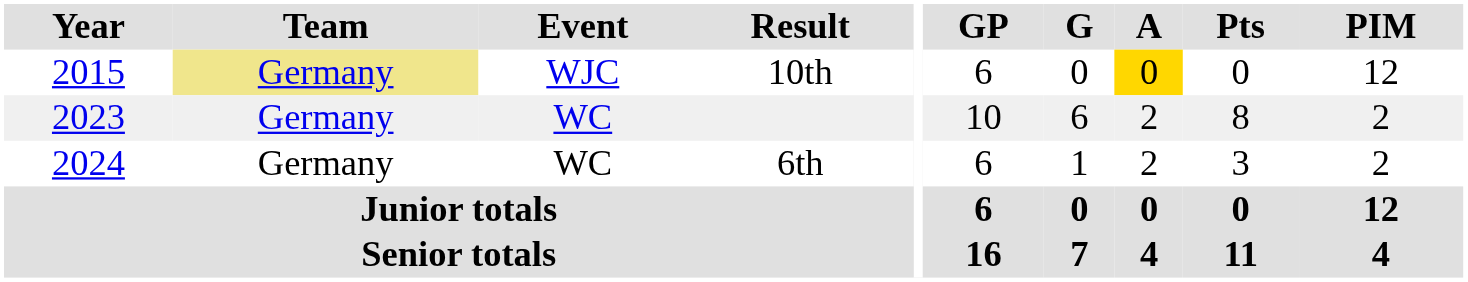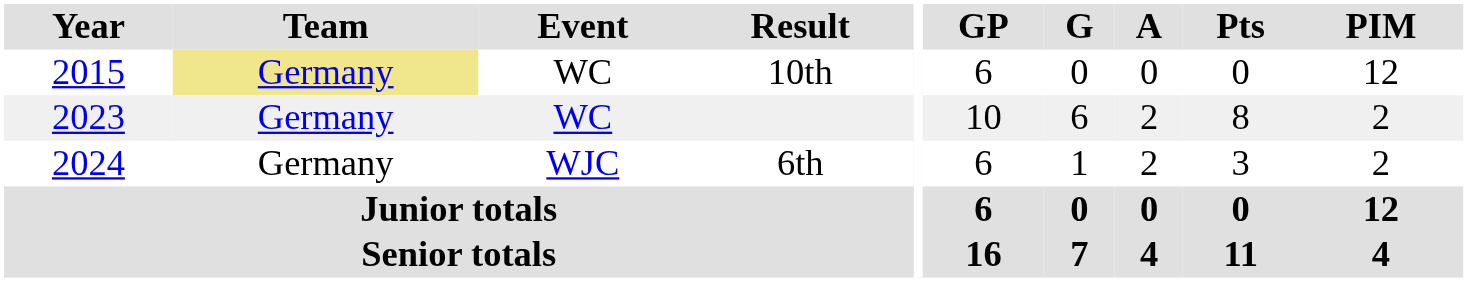(583, 71) WJC -> (583, 71) WC
(1149, 71) gold background -> (1149, 71) no background
(583, 162) WC -> (583, 162) WJC
